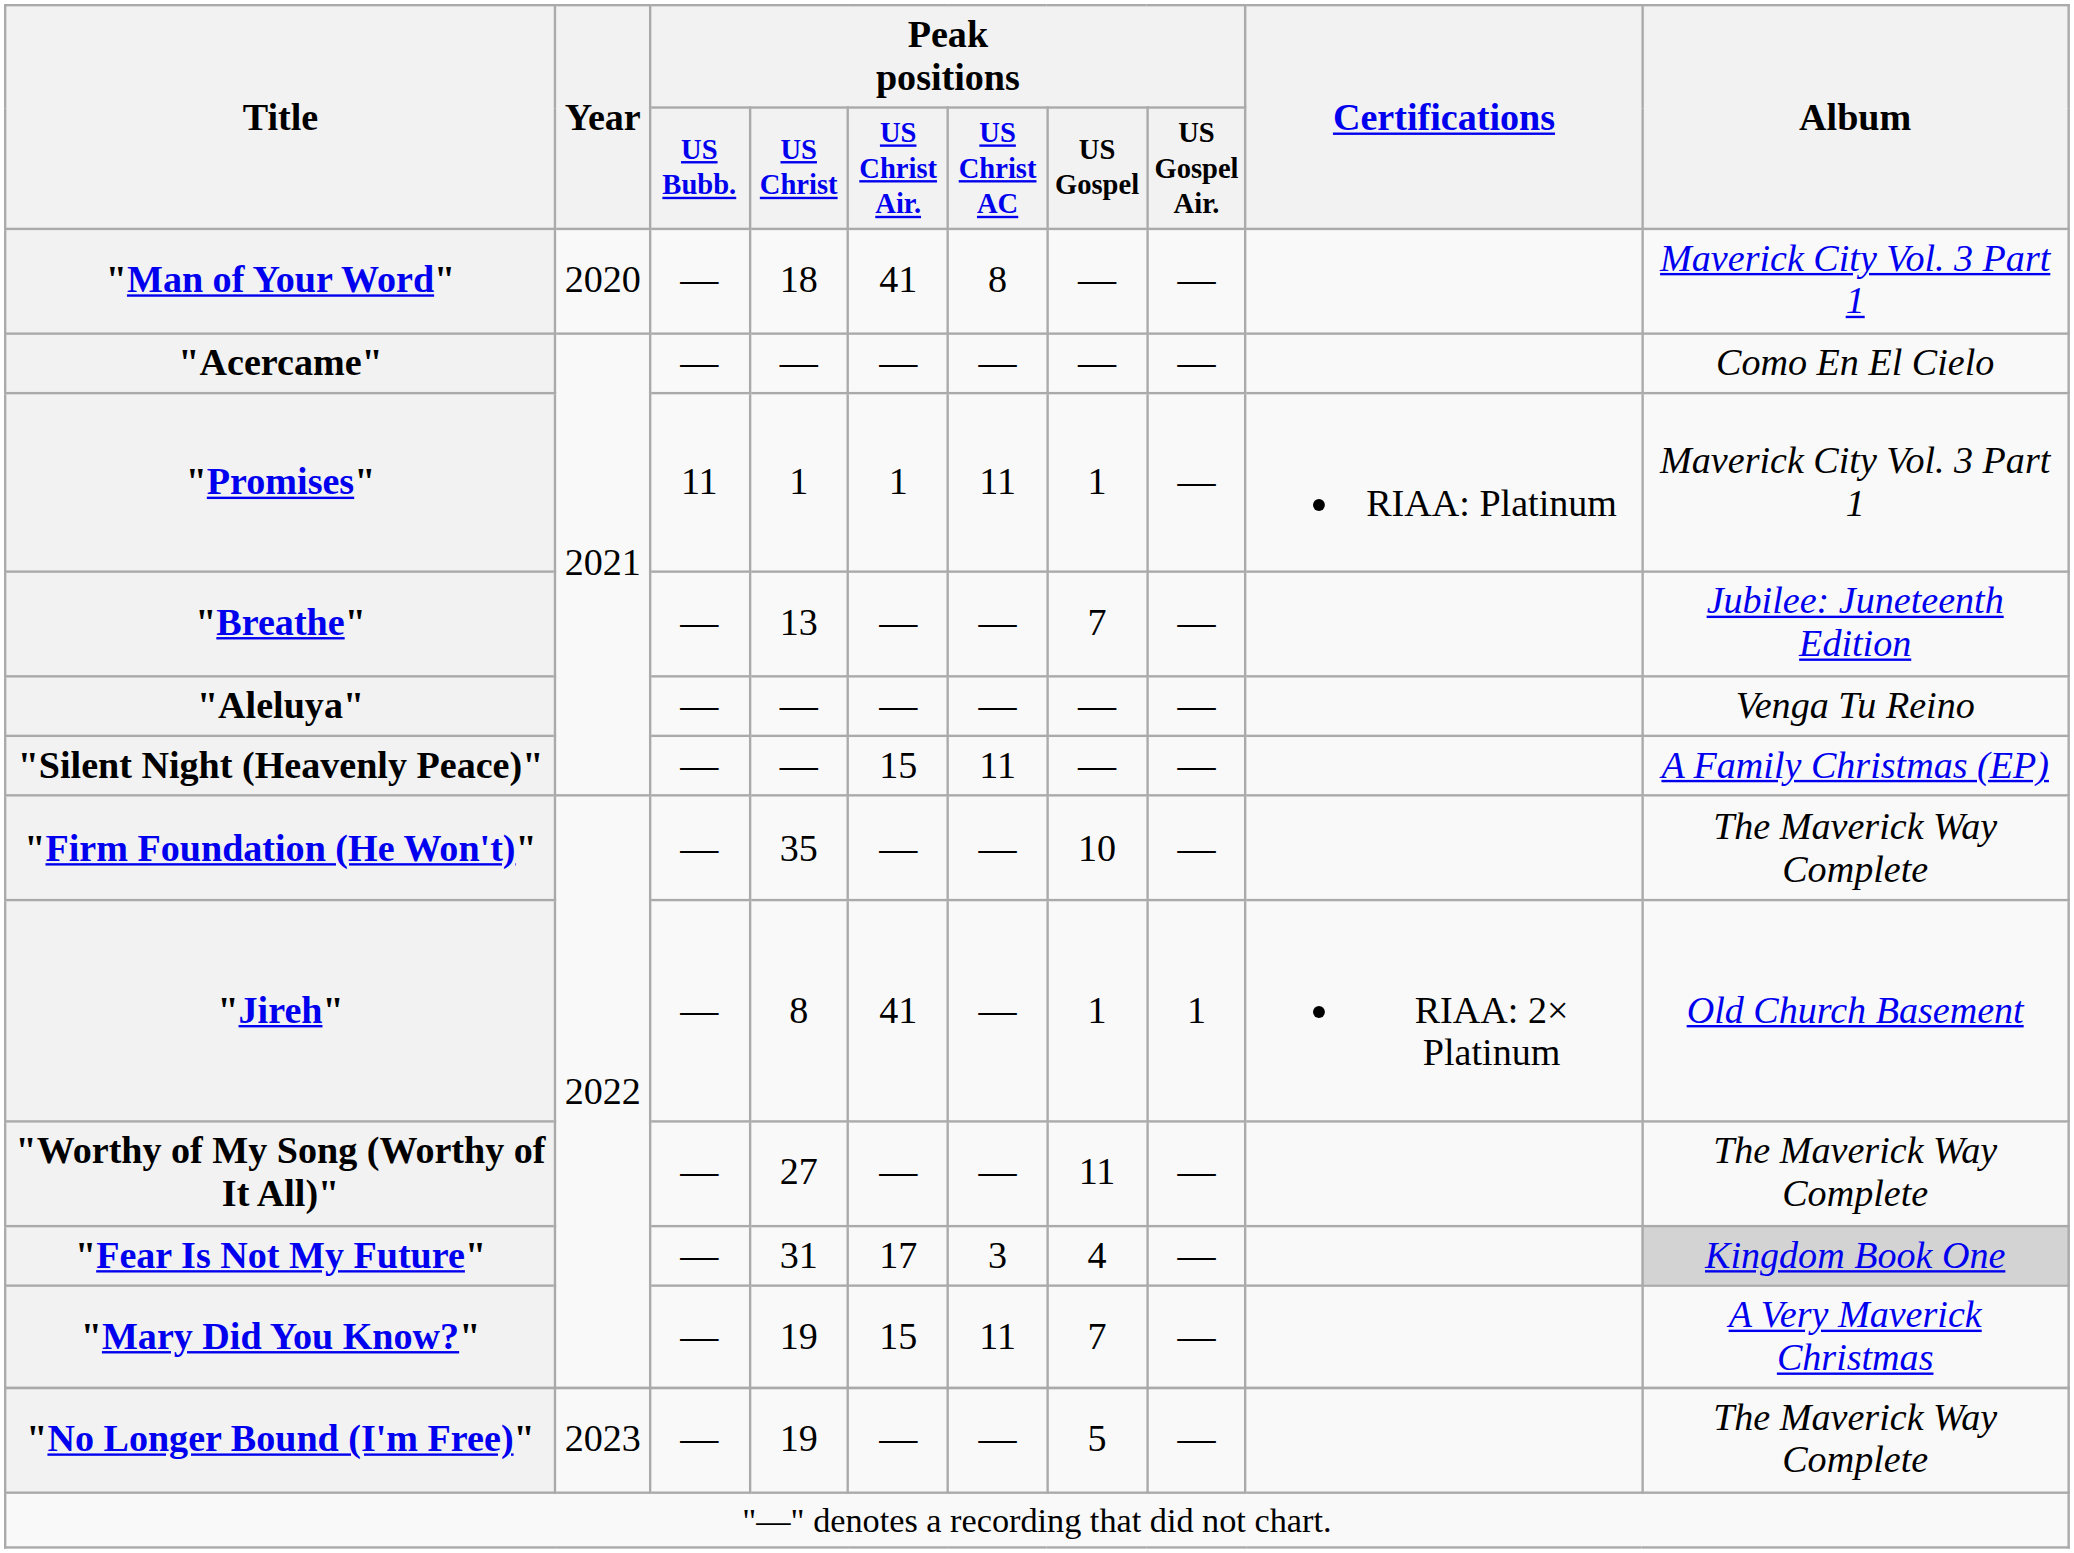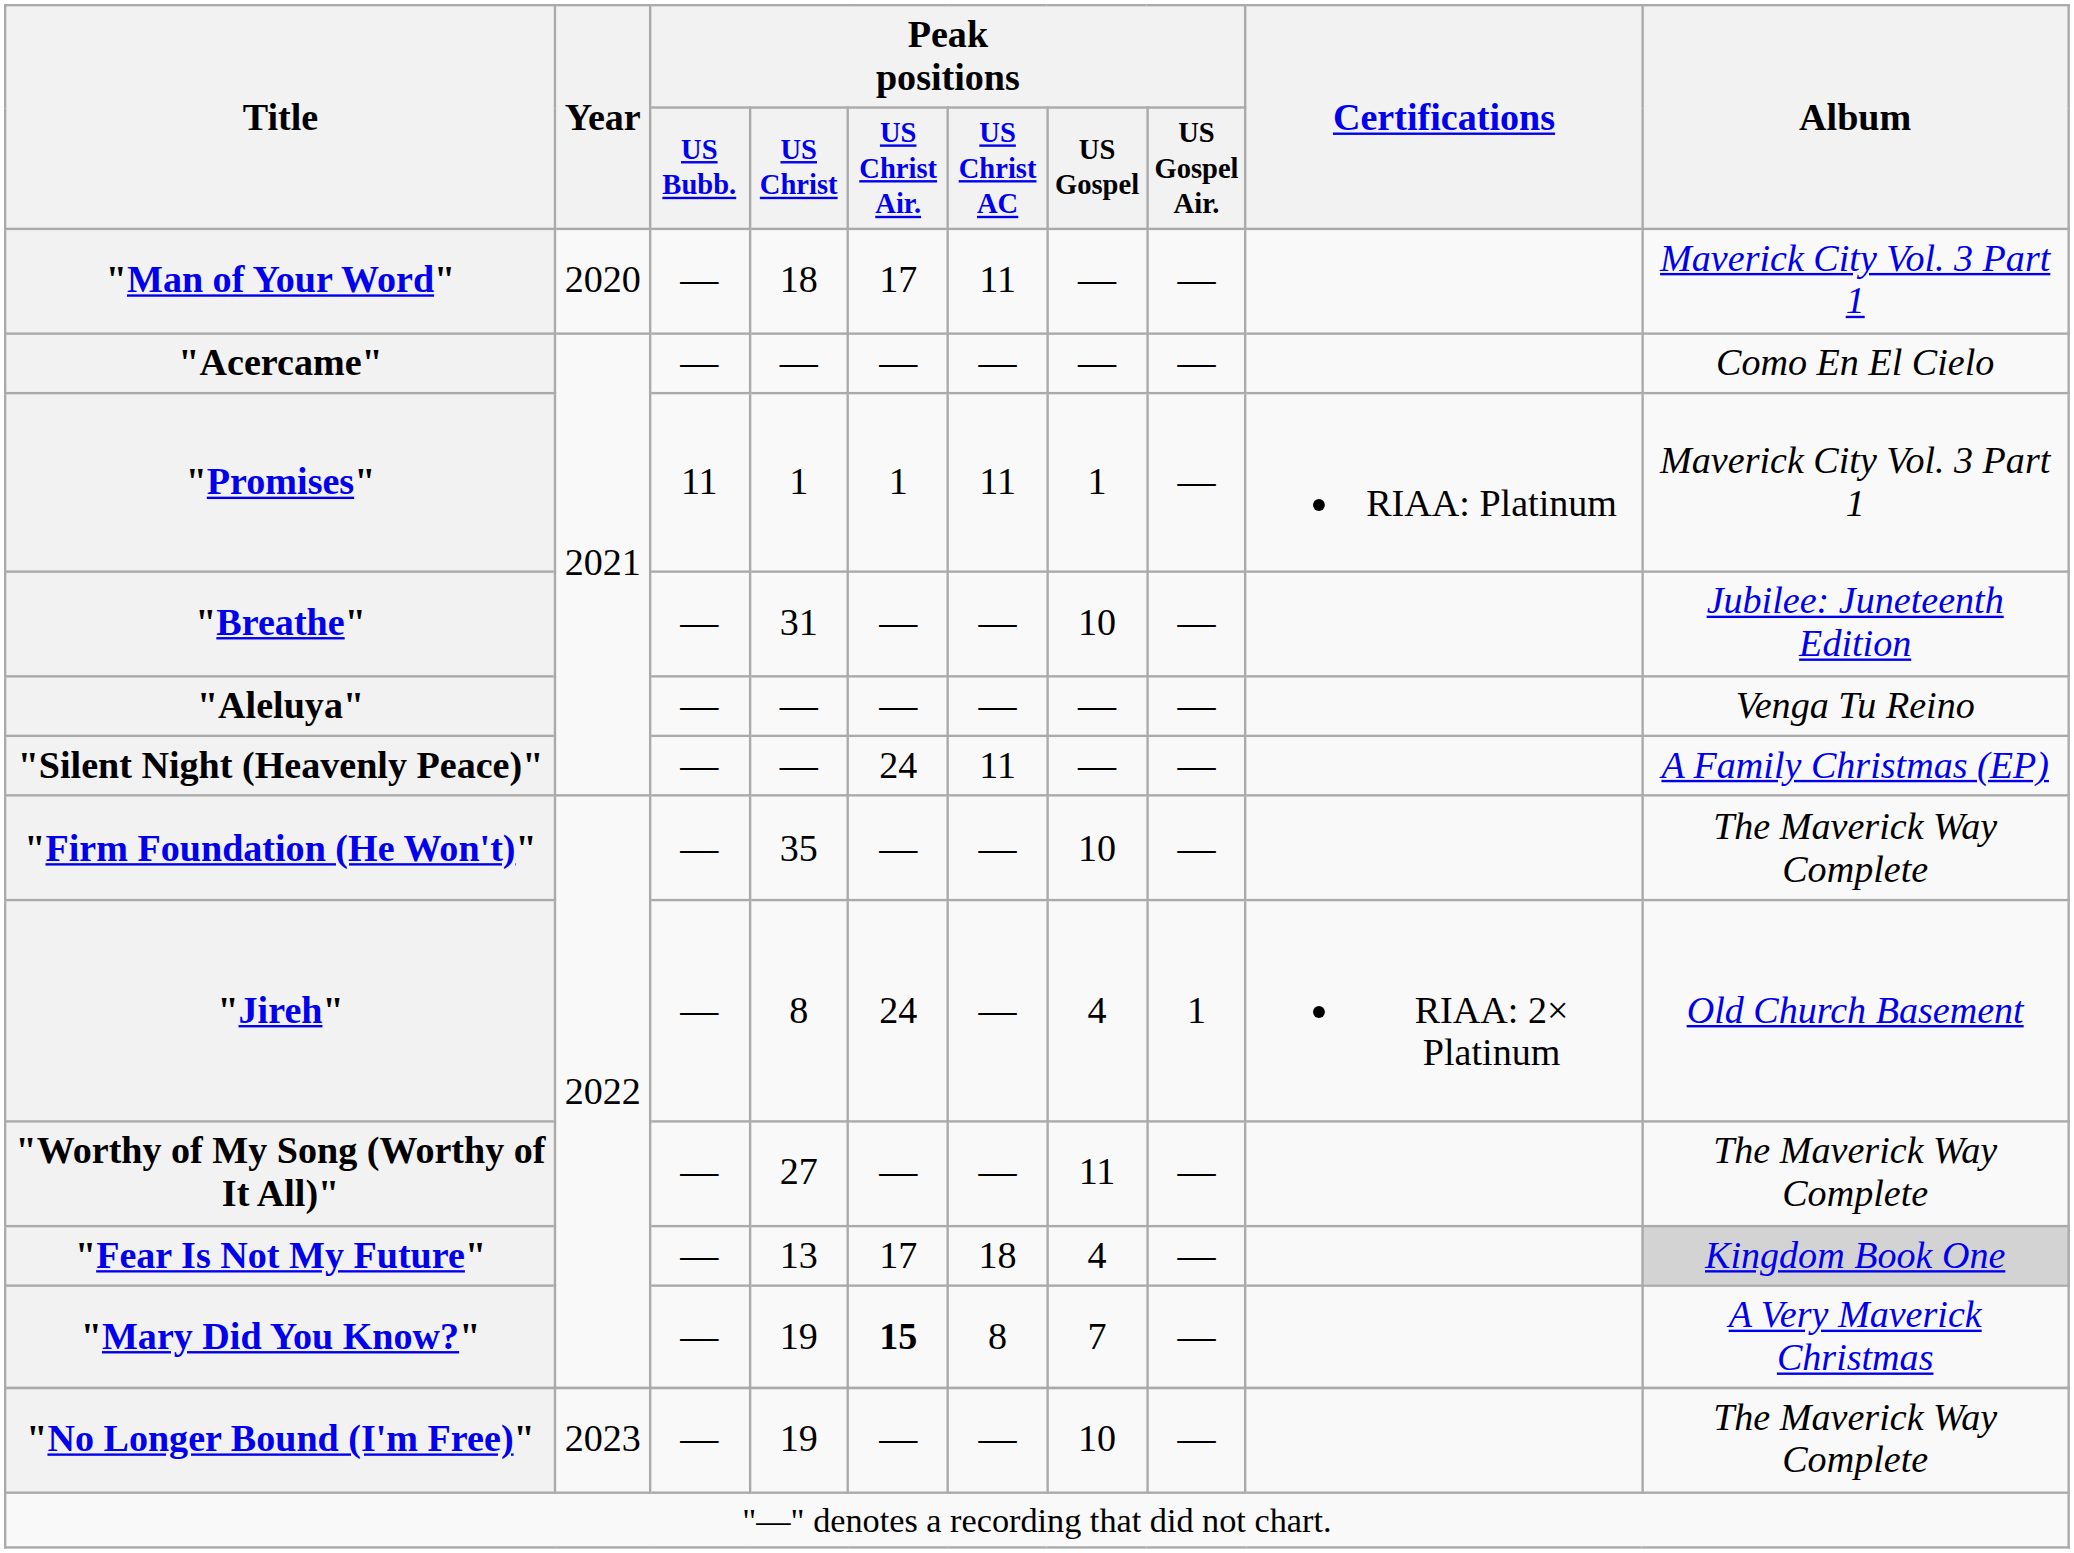(898, 280) 41 -> (898, 280) 17
(998, 280) 8 -> (998, 280) 11
(799, 623) 13 -> (799, 623) 31
(1097, 623) 7 -> (1097, 623) 10
(898, 765) 15 -> (898, 765) 24
(898, 1009) 41 -> (898, 1009) 24
(1097, 1009) 1 -> (1097, 1009) 4
(799, 1254) 31 -> (799, 1254) 13
(998, 1254) 3 -> (998, 1254) 18
(898, 1336) normal -> (898, 1336) bold
(998, 1336) 11 -> (998, 1336) 8
(1097, 1439) 5 -> (1097, 1439) 10
